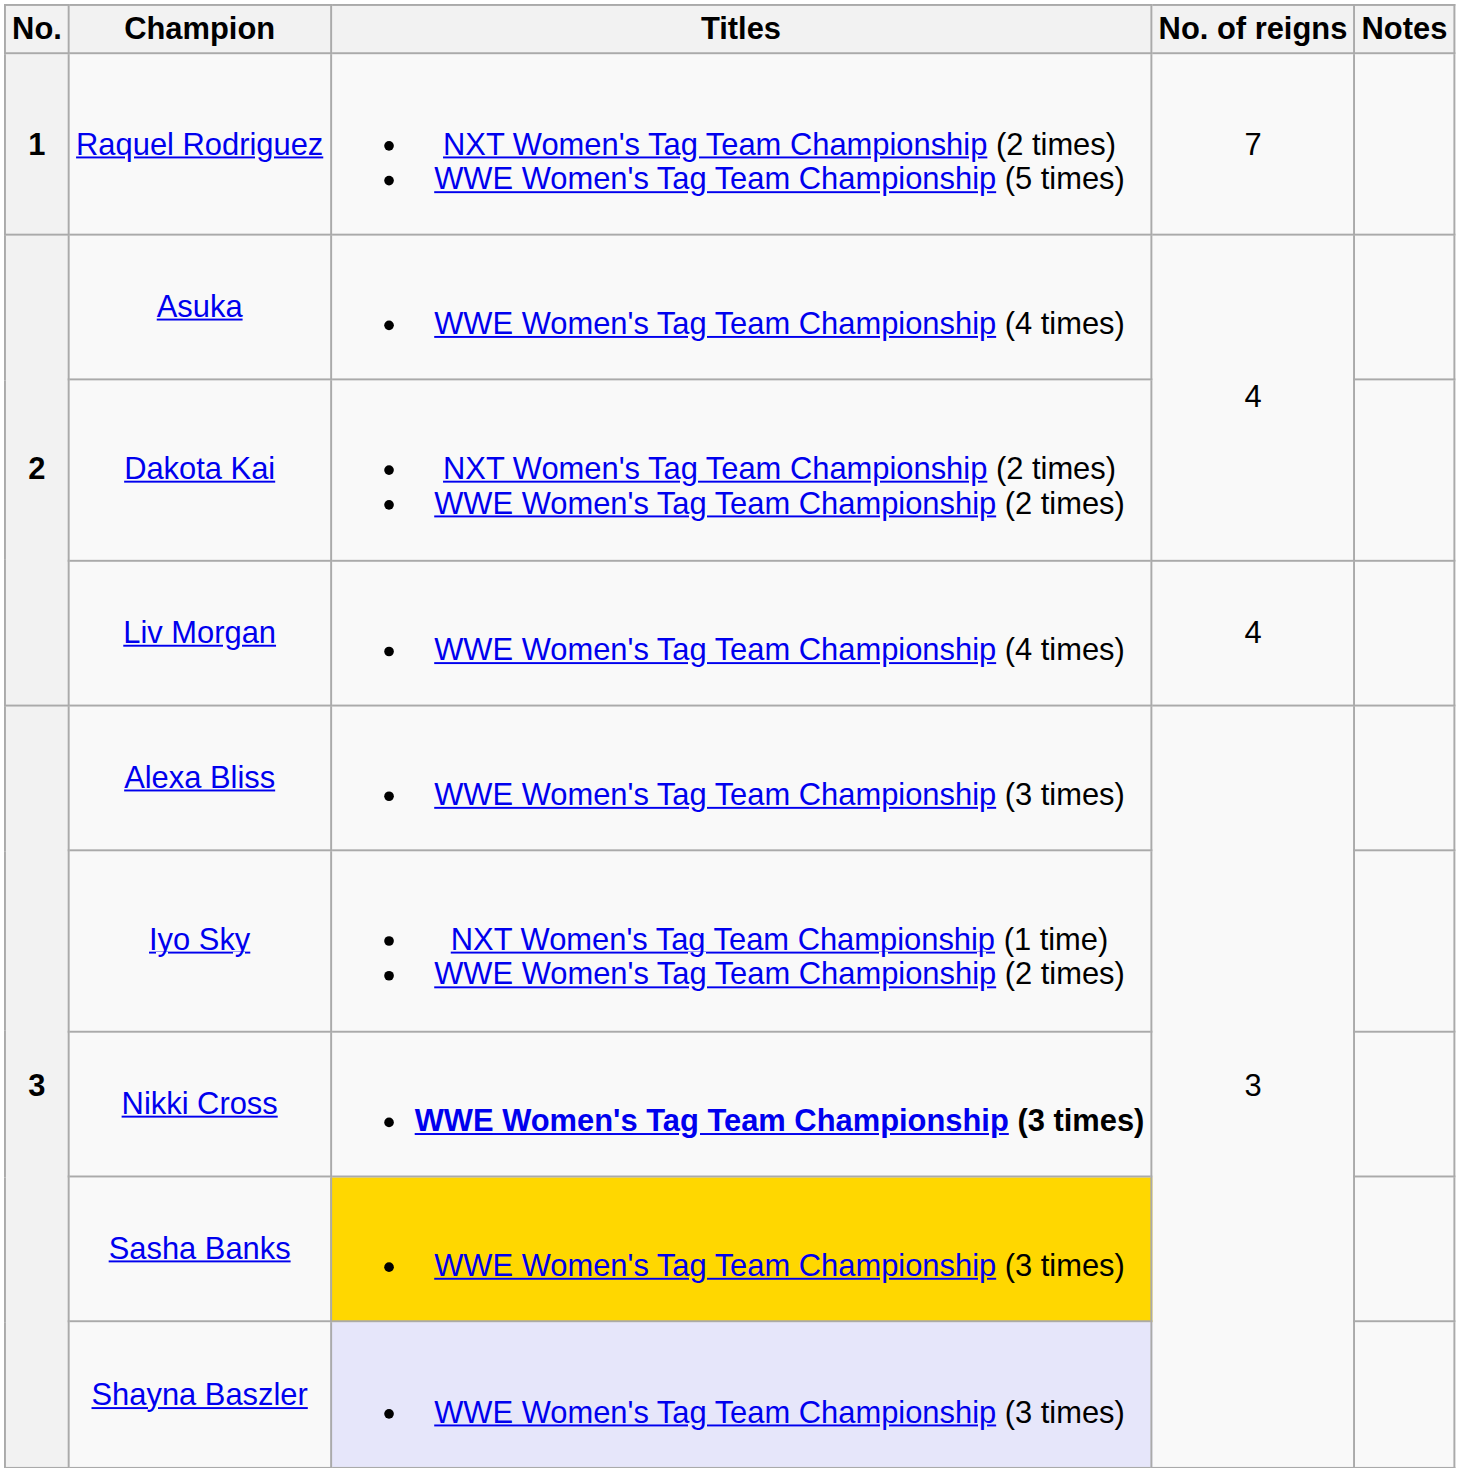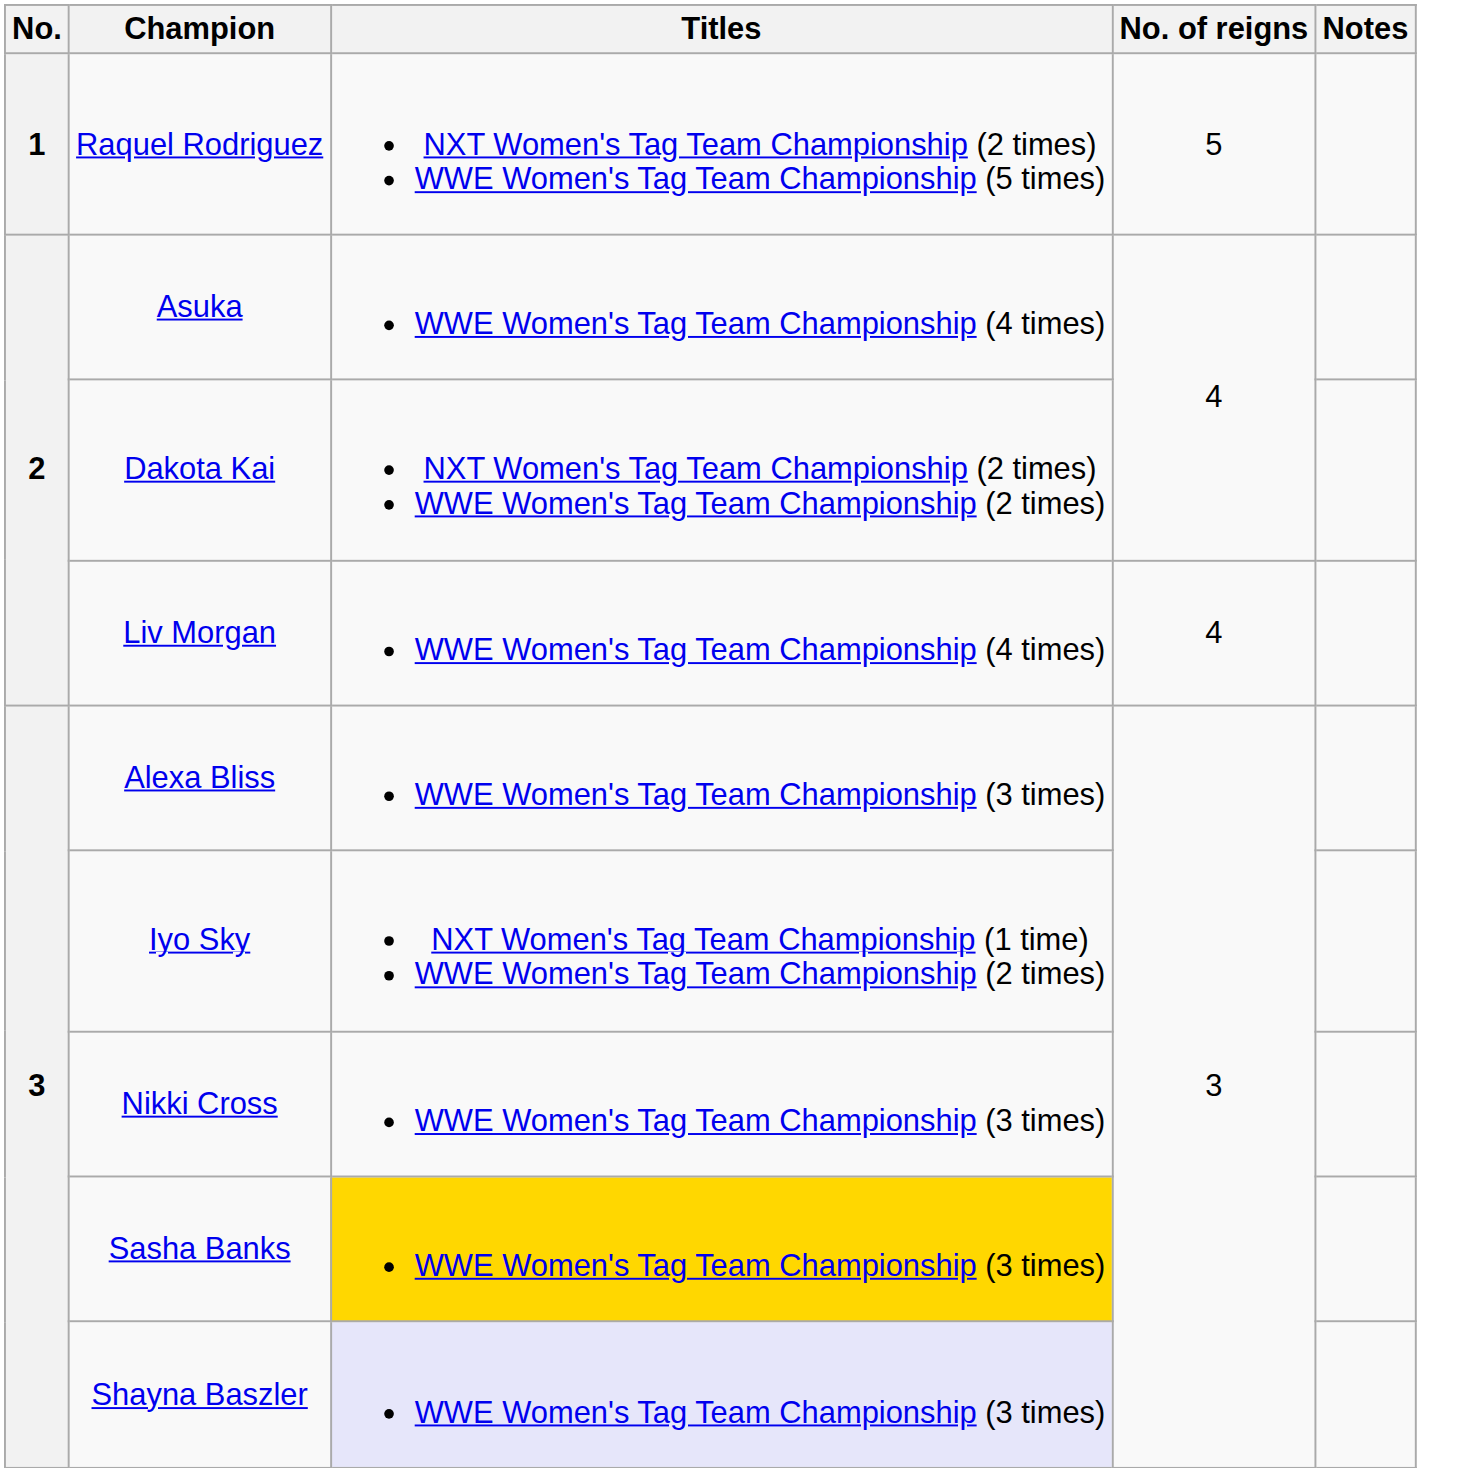(1253, 143) 7 -> (1214, 143) 5
(741, 1121) bold -> (721, 1121) normal
